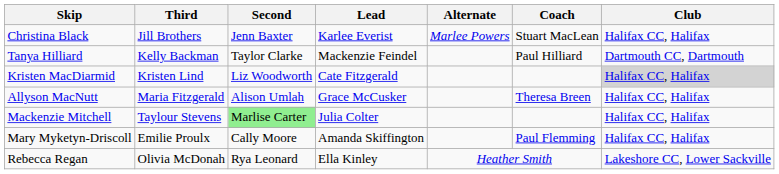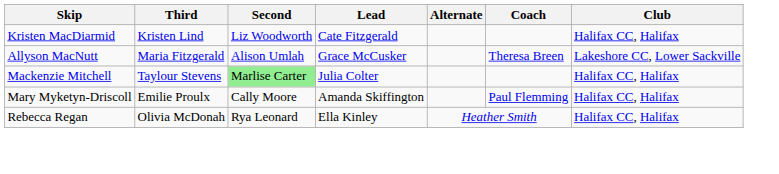- row: (48, 35)
- row: (45, 55)
(657, 76) lightgrey background -> (626, 35) no background
(657, 96) Halifax CC, Halifax -> (657, 55) Lakeshore CC, Lower Sackville
(688, 158) Lakeshore CC, Lower Sackville -> (626, 117) Halifax CC, Halifax
